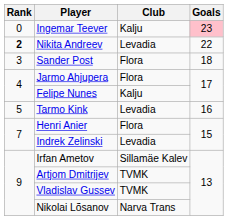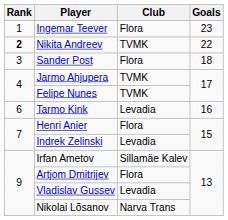(19, 28) 0 -> (19, 28) 1
(131, 28) Kalju -> (131, 28) Flora
(206, 28) pink background -> (206, 28) no background
(138, 45) Levadia -> (134, 45) TVMK
(131, 77) Flora -> (134, 77) TVMK
(131, 93) Kalju -> (134, 93) TVMK
(19, 110) 5 -> (19, 110) 6
(134, 175) TVMK -> (131, 175) Flora
(134, 191) TVMK -> (138, 191) Levadia
